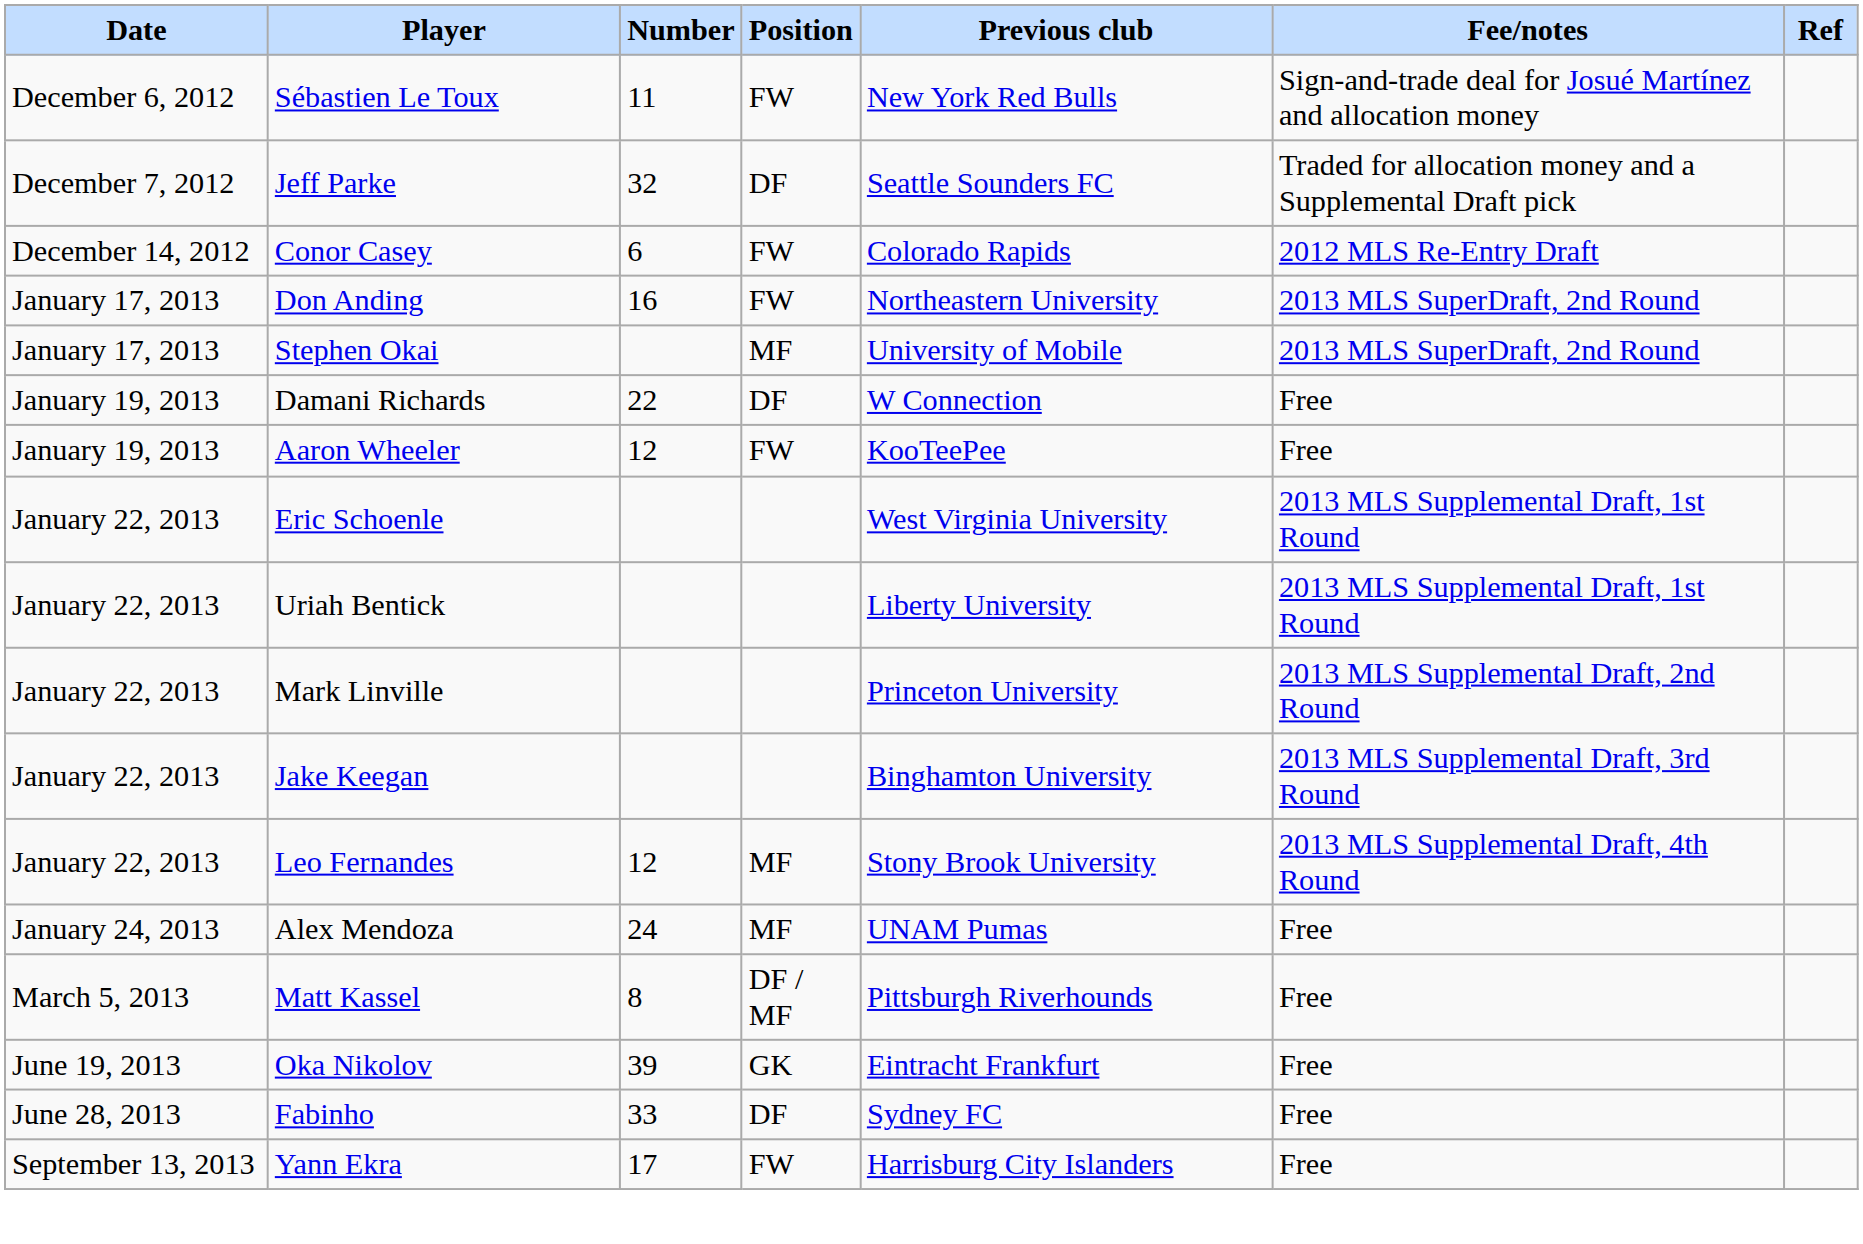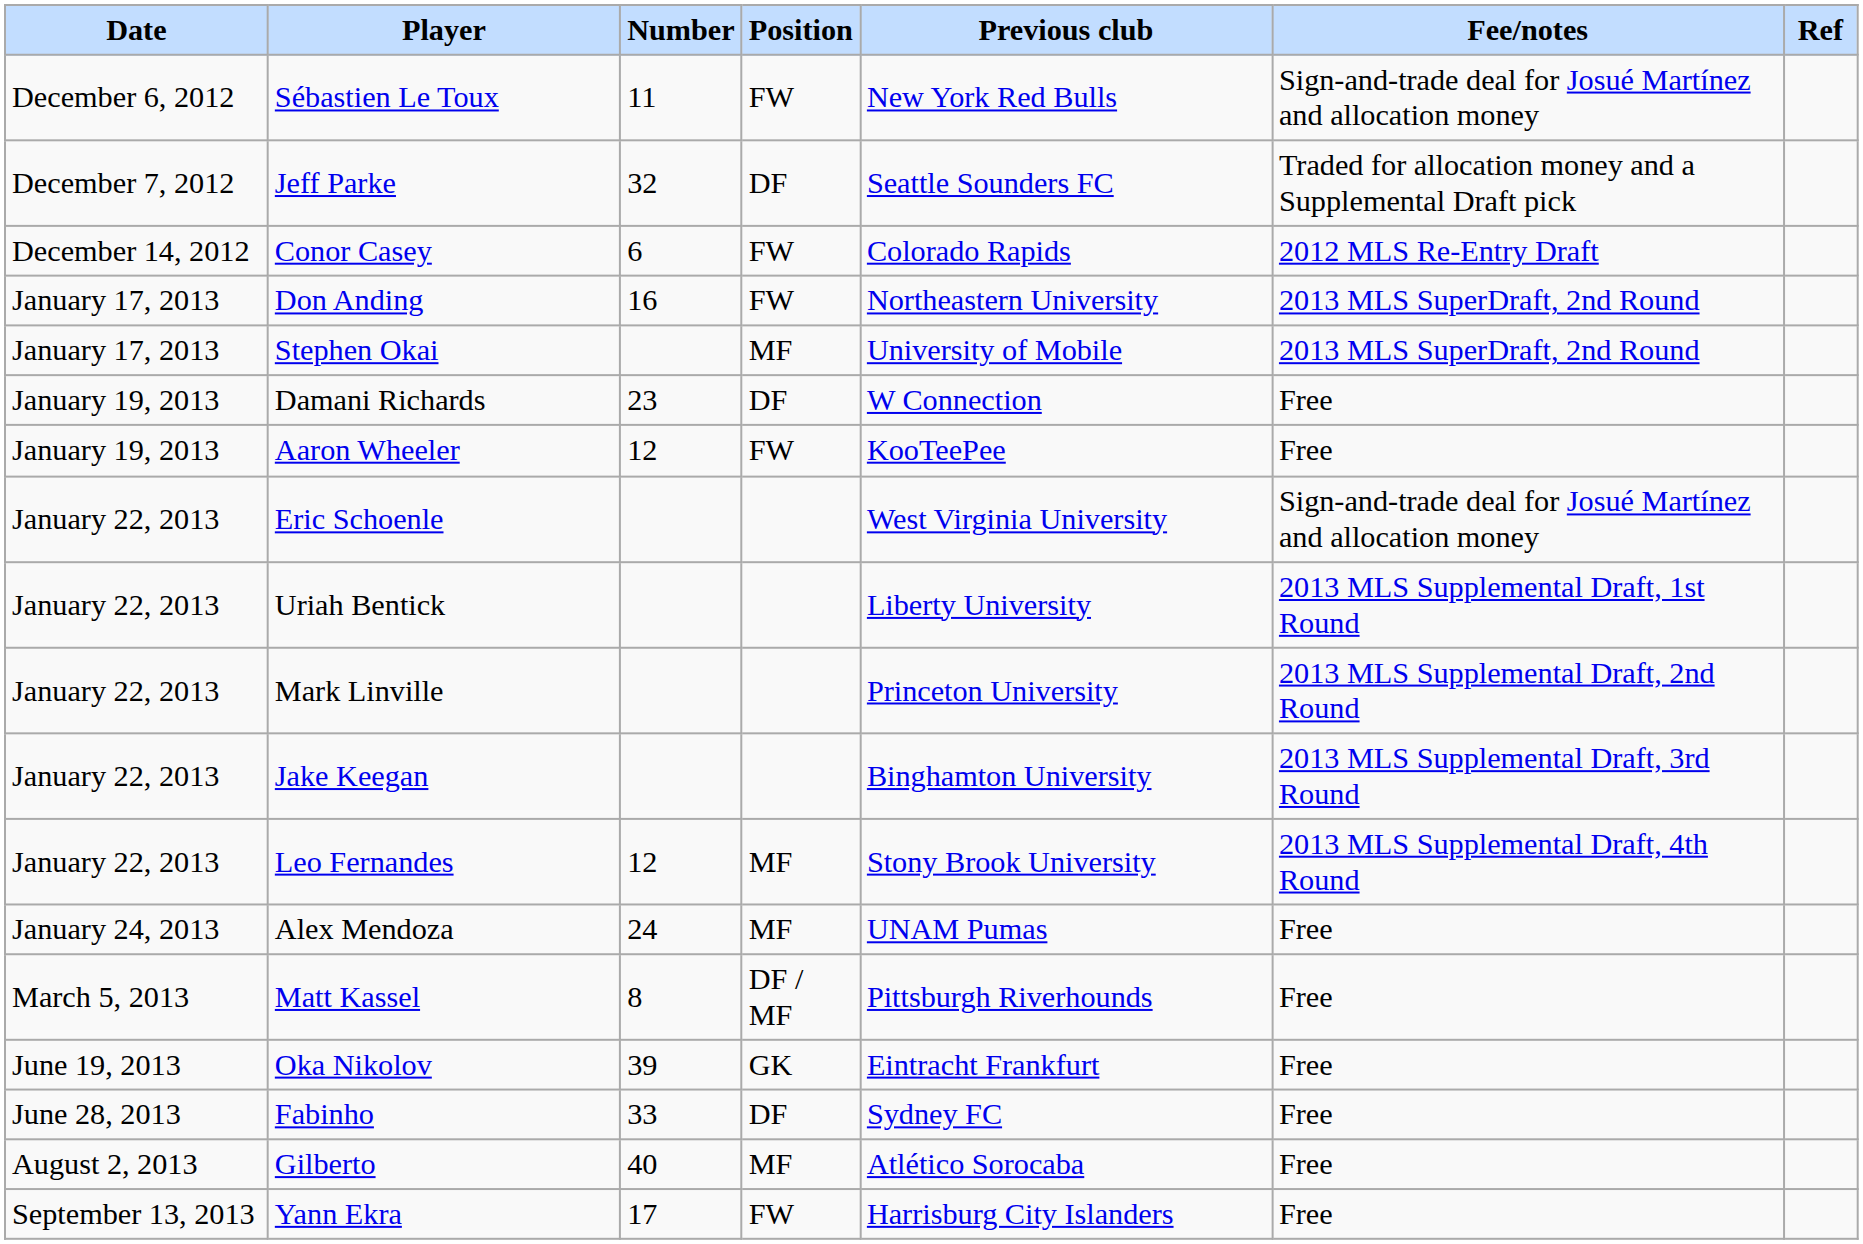(642, 400) 22 -> (642, 400) 23
(1492, 518) 2013 MLS Supplemental Draft, 1st Round -> (1515, 518) Sign-and-trade deal for Josué Martínez and allocation money
+ row: (325, 1164)
